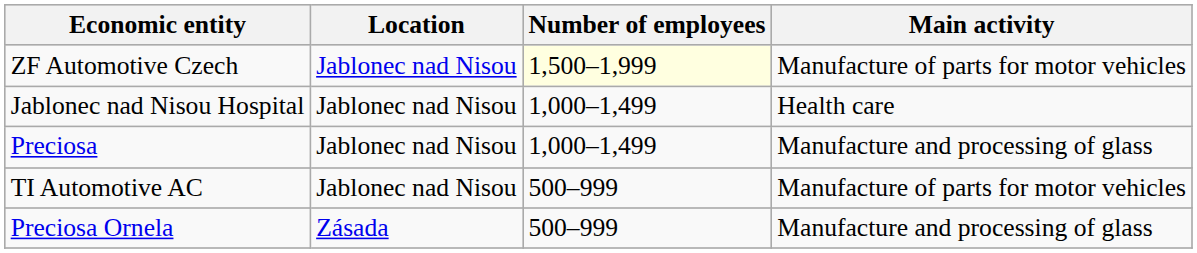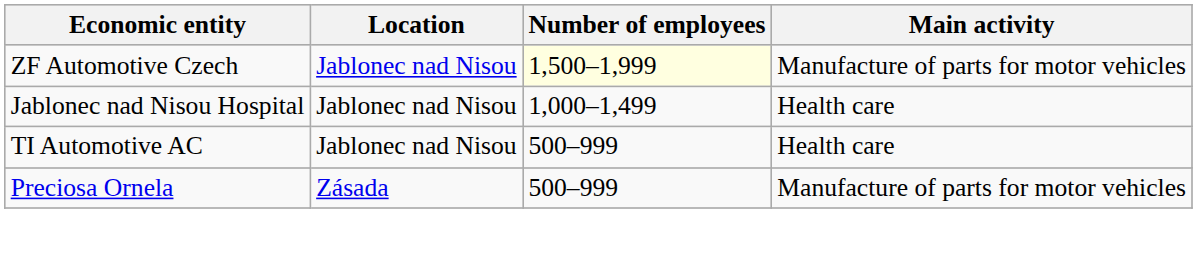- row: (54, 146)
(982, 187) Manufacture of parts for motor vehicles -> (836, 146) Health care
(965, 227) Manufacture and processing of glass -> (982, 187) Manufacture of parts for motor vehicles
